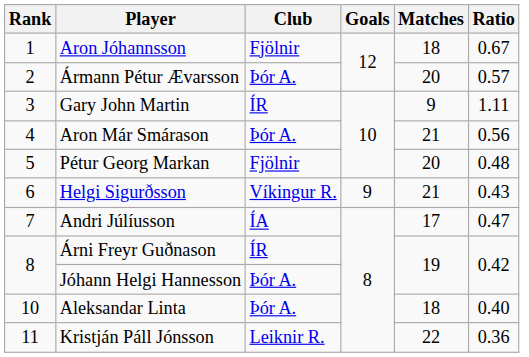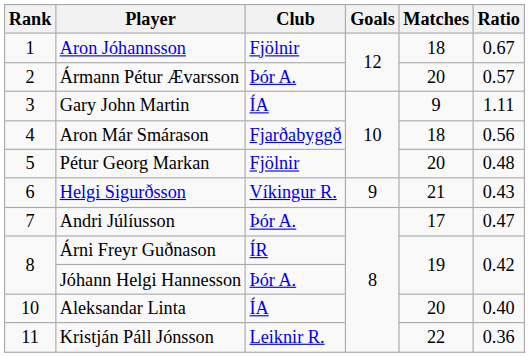(259, 105) ÍR -> (259, 105) ÍA
(273, 134) Þór A. -> (296, 134) Fjarðabyggð
(431, 134) 21 -> (436, 134) 18
(259, 221) ÍA -> (273, 221) Þór A.
(273, 308) Þór A. -> (259, 308) ÍA
(431, 308) 18 -> (436, 308) 20
